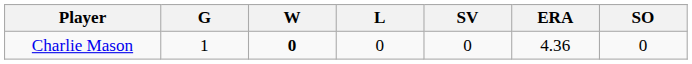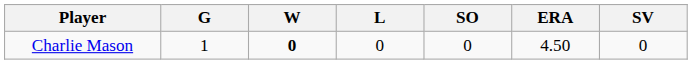columns swapped: (468, 18) <-> (643, 18)
(555, 45) 4.36 -> (555, 45) 4.50
